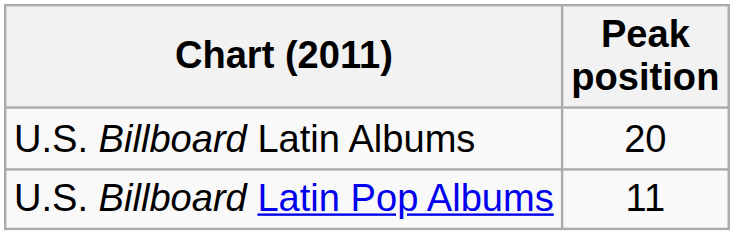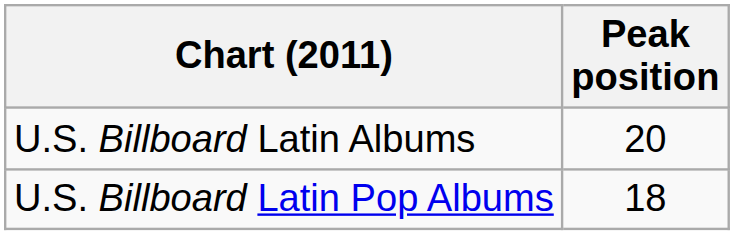(645, 198) 11 -> (645, 198) 18
